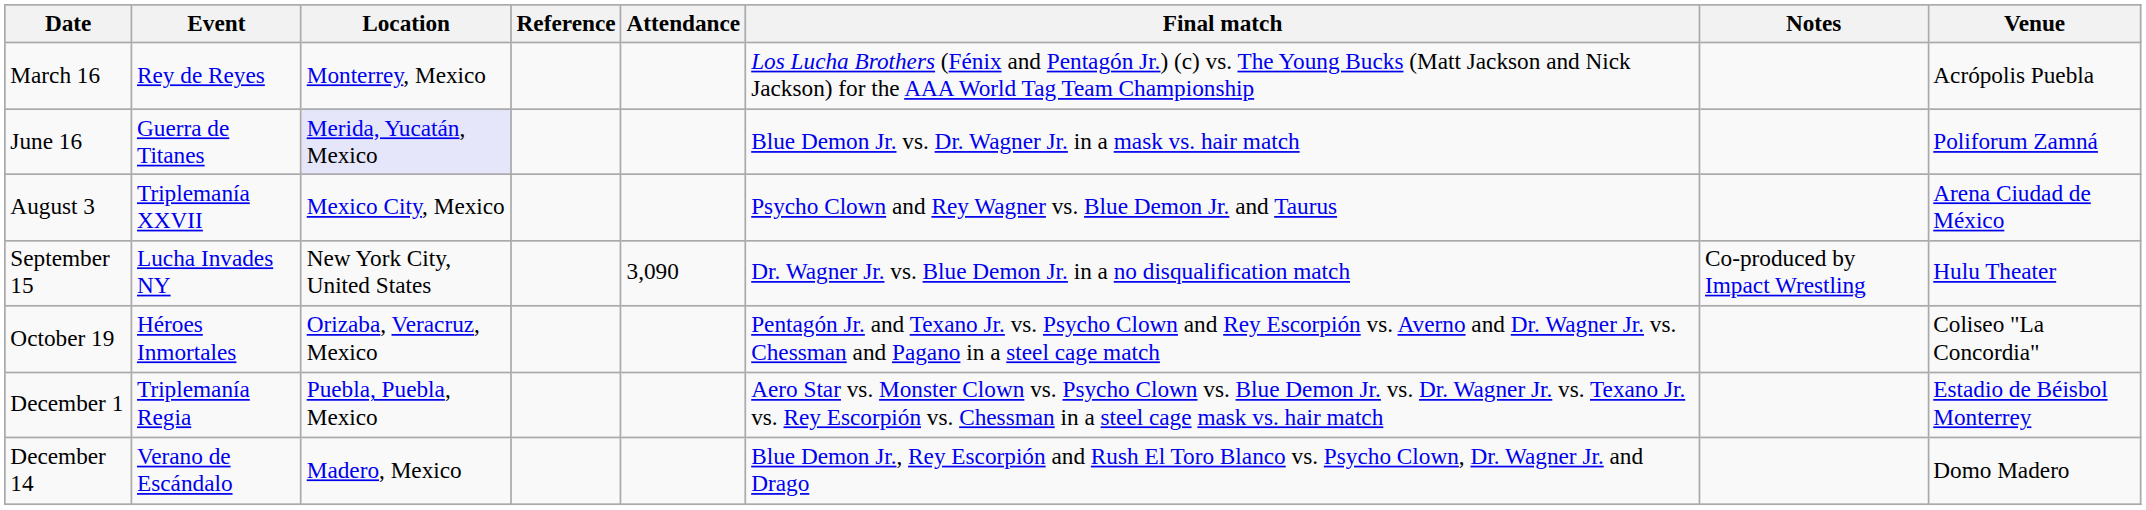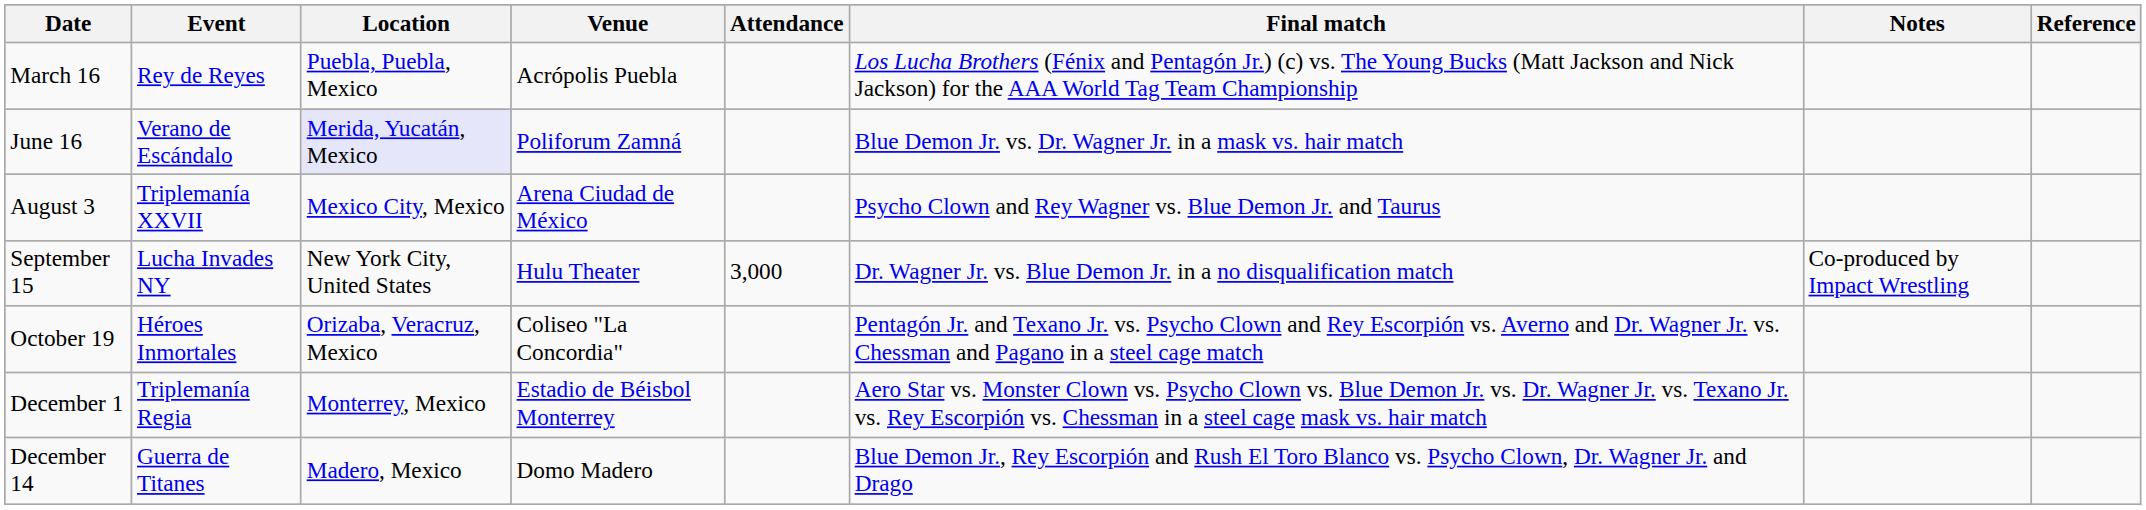columns swapped: (2035, 23) <-> (566, 23)
(396, 75) Monterrey, Mexico -> (379, 75) Puebla, Puebla, Mexico
(183, 141) Guerra de Titanes -> (185, 141) Verano de Escándalo
(653, 272) 3,090 -> (756, 272) 3,000
(379, 403) Puebla, Puebla, Mexico -> (396, 403) Monterrey, Mexico
(185, 469) Verano de Escándalo -> (183, 469) Guerra de Titanes
